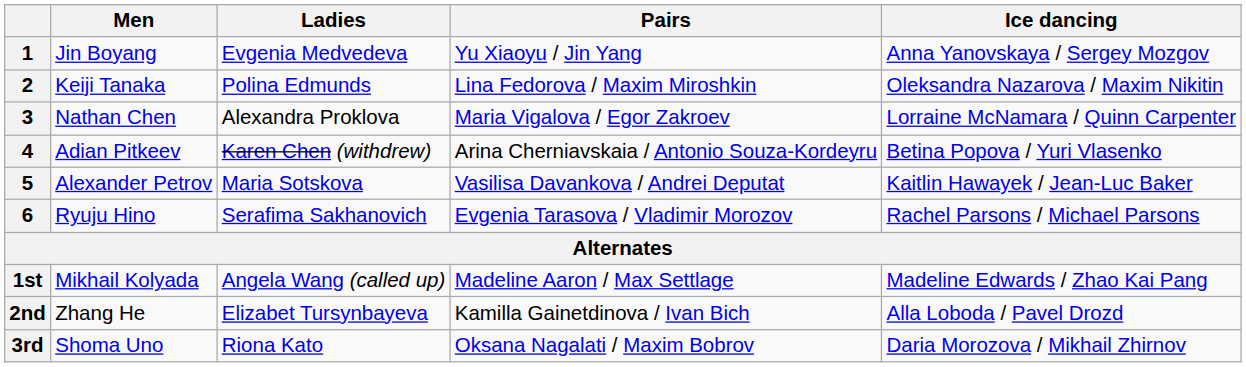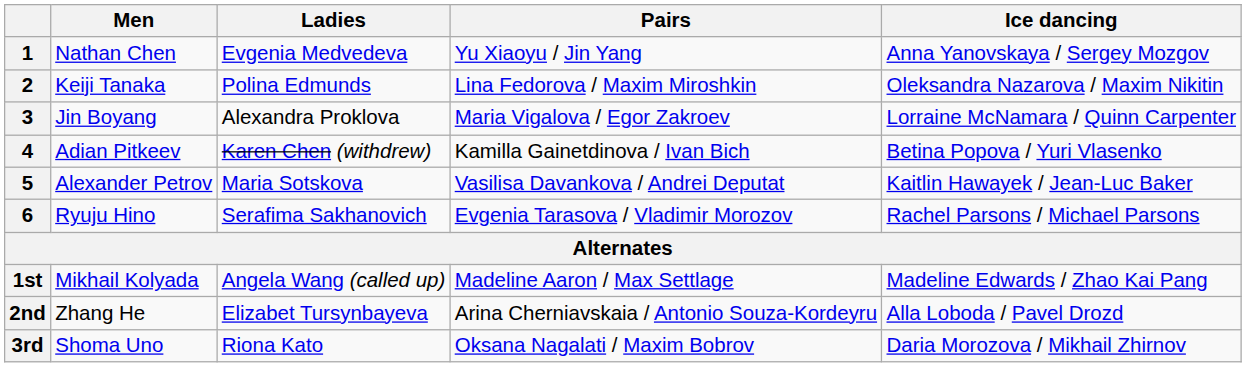(106, 53) Jin Boyang -> (116, 53) Nathan Chen
(116, 118) Nathan Chen -> (106, 118) Jin Boyang
(666, 150) Arina Cherniavskaia / Antonio Souza-Kordeyru -> (602, 150) Kamilla Gainetdinova / Ivan Bich
(602, 313) Kamilla Gainetdinova / Ivan Bich -> (666, 313) Arina Cherniavskaia / Antonio Souza-Kordeyru
